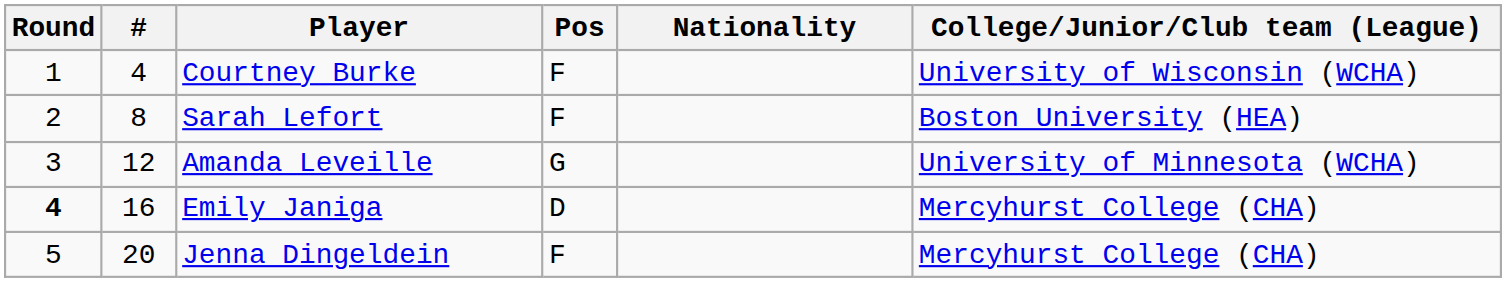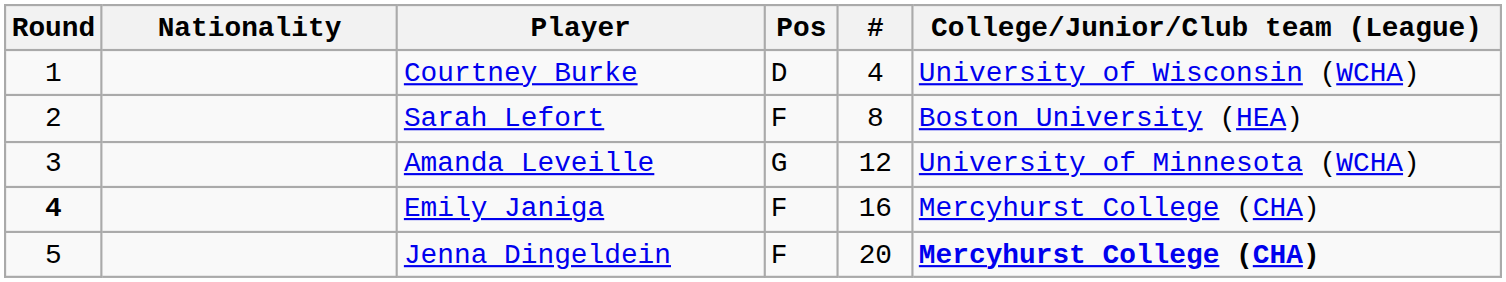columns swapped: (139, 28) <-> (764, 28)
(557, 73) F -> (779, 73) D
(557, 209) D -> (779, 209) F
(1119, 254) normal -> (1119, 254) bold
